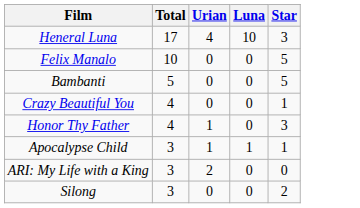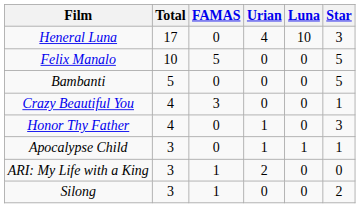+ column: (216, 15)
